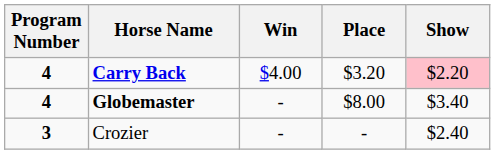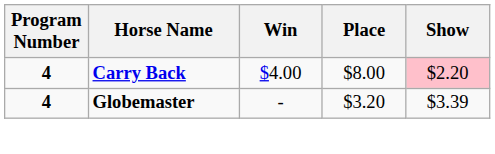(364, 72) $3.20 -> (364, 72) $8.00
(364, 103) $8.00 -> (364, 103) $3.20
(448, 103) $3.40 -> (448, 103) $3.39
- row: (120, 134)
